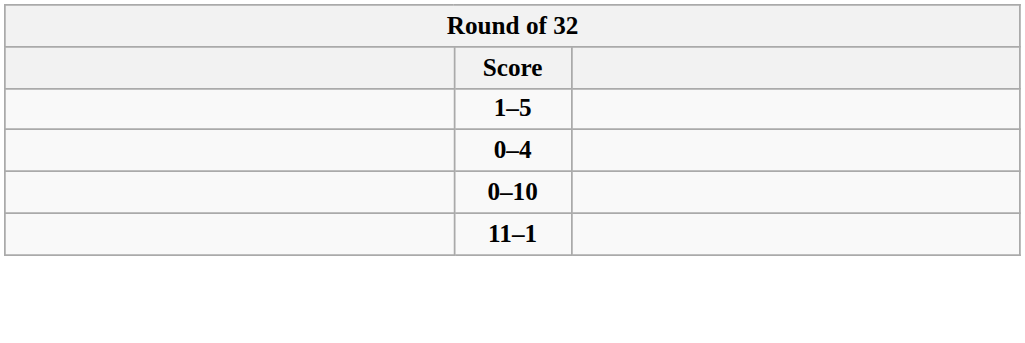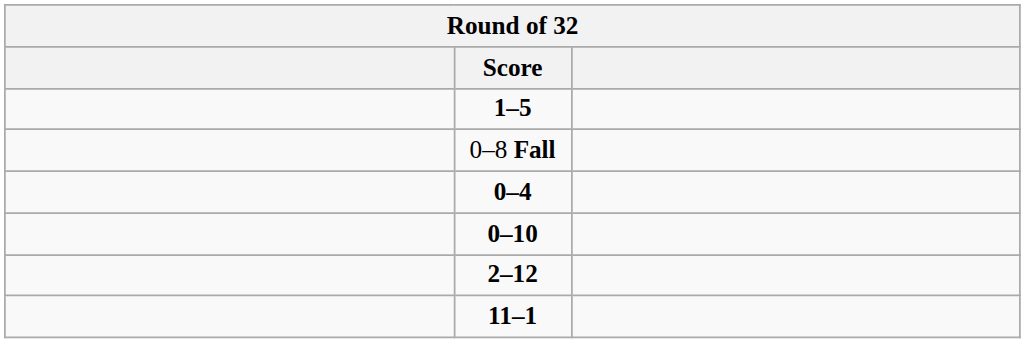+ row: (513, 150)
+ row: (513, 275)
